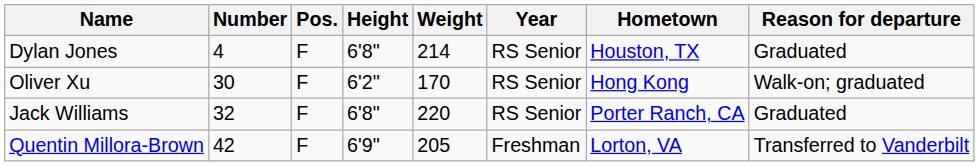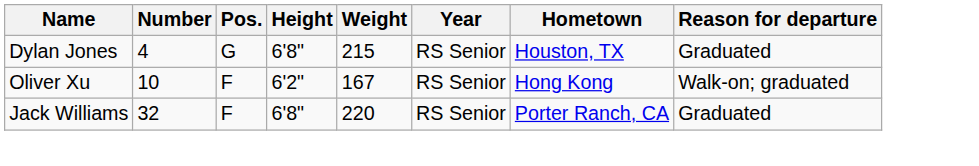(302, 51) F -> (228, 51) G
(434, 51) 214 -> (358, 51) 215
(224, 82) 30 -> (148, 82) 10
(434, 82) 170 -> (358, 82) 167
- row: (106, 144)
